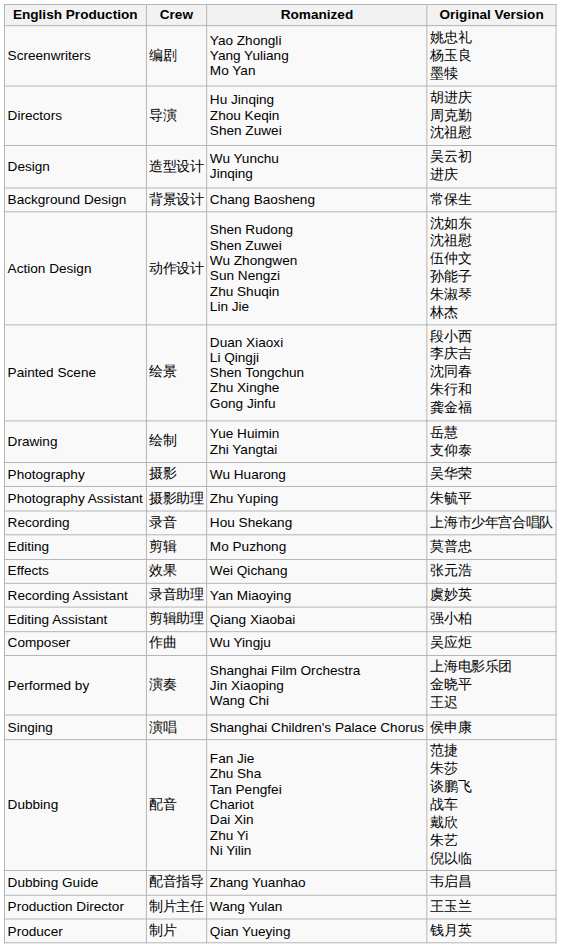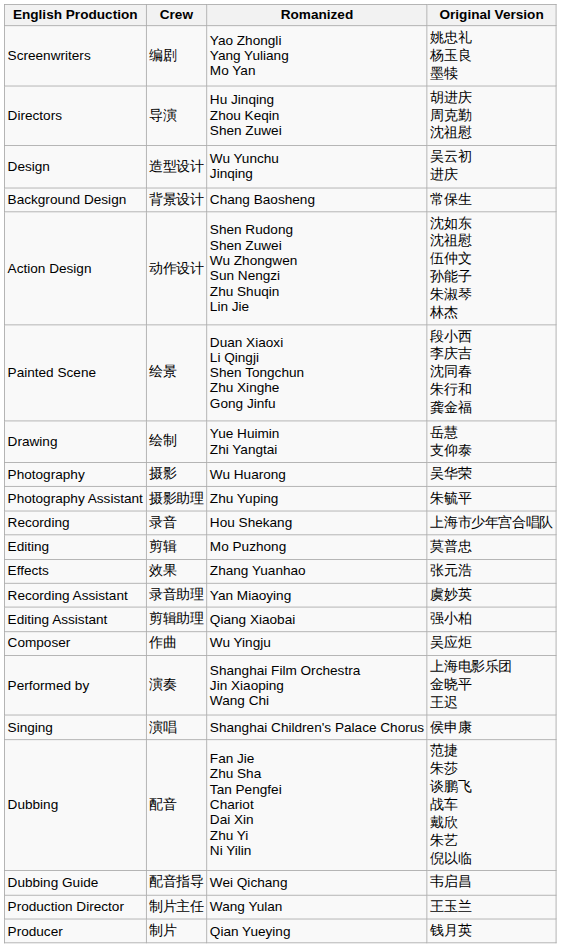(249, 571) Wei Qichang -> (258, 571) Zhang Yuanhao
(258, 882) Zhang Yuanhao -> (249, 882) Wei Qichang
